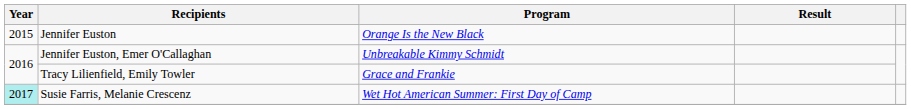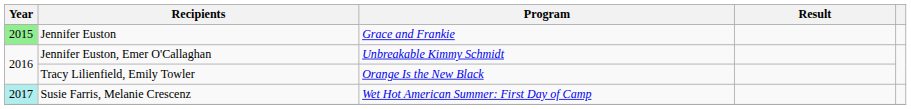(21, 34) no background -> (21, 34) lightgreen background
(423, 34) Orange Is the New Black -> (408, 34) Grace and Frankie
(408, 74) Grace and Frankie -> (423, 74) Orange Is the New Black
